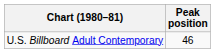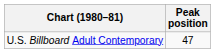(188, 40) 46 -> (188, 40) 47
